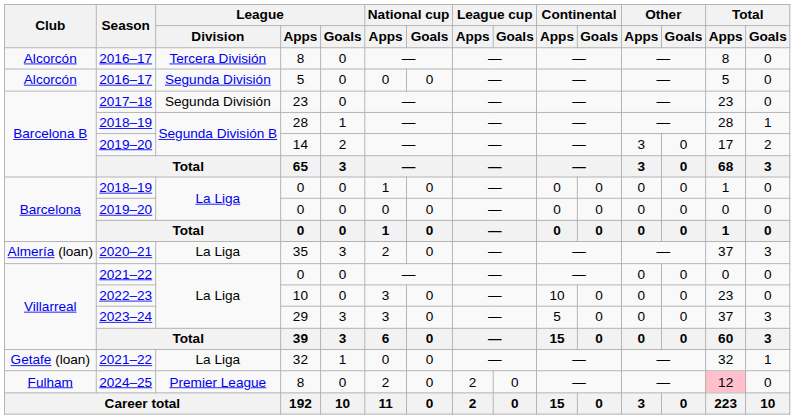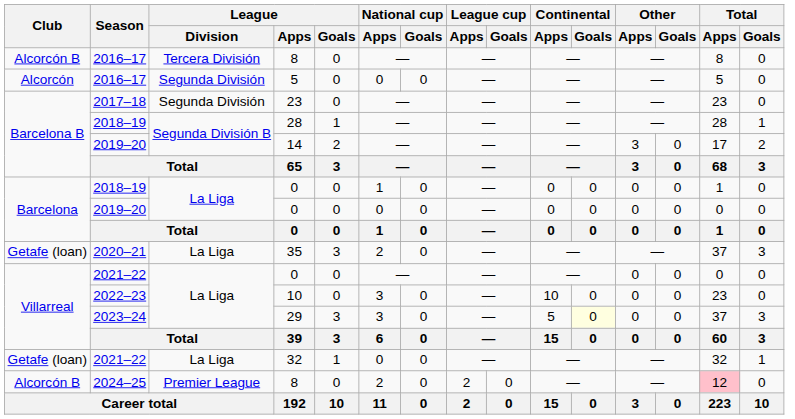(50, 58) Alcorcón -> (47, 58) Alcorcón B
(50, 252) Almería (loan) -> (47, 252) Getafe (loan)
(599, 317) no background -> (593, 317) lightyellow background
(50, 381) Fulham -> (47, 381) Alcorcón B
